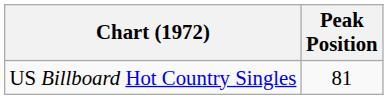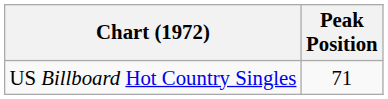(342, 77) 81 -> (342, 77) 71
